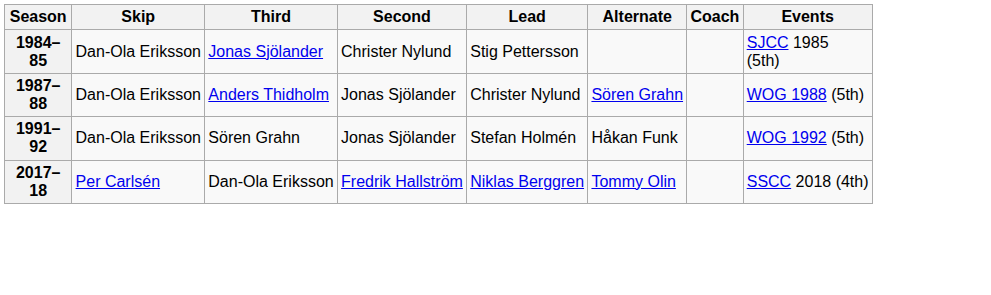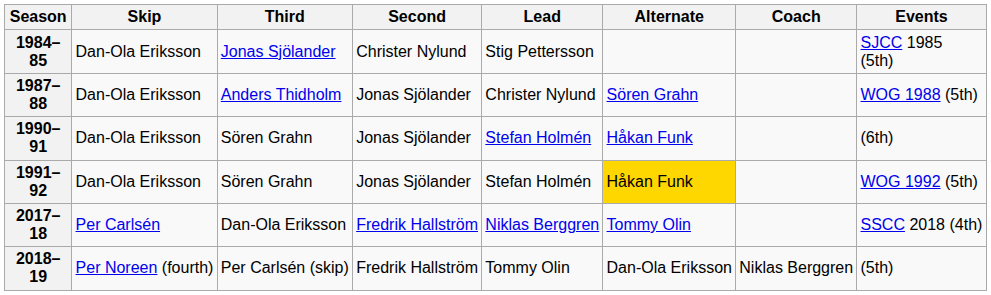+ row: (38, 138)
(635, 138) no background -> (650, 181) gold background
+ row: (38, 268)
